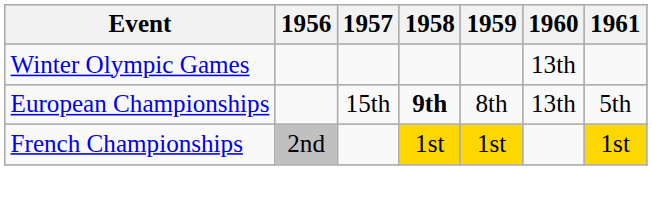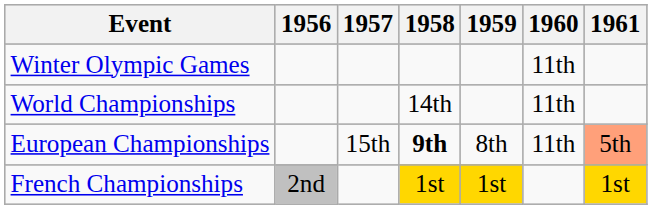(553, 64) 13th -> (553, 64) 11th
+ row: (123, 104)
(553, 104) 13th -> (553, 143) 11th
(615, 104) no background -> (615, 143) lightsalmon background
